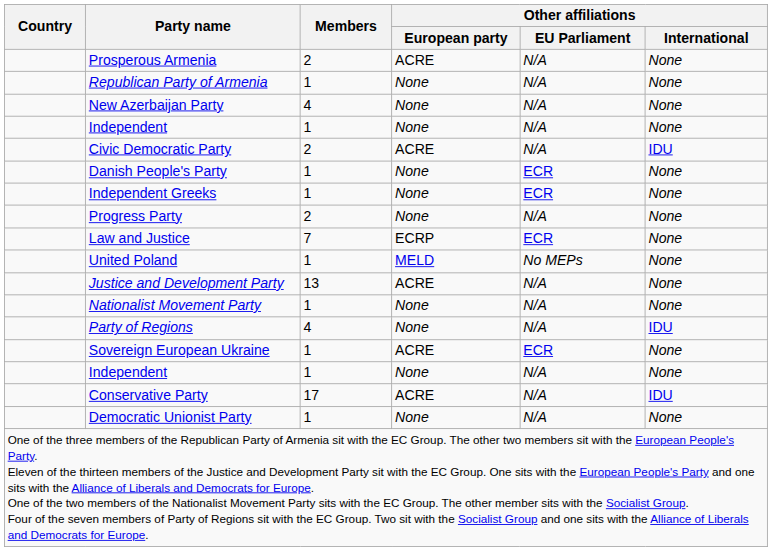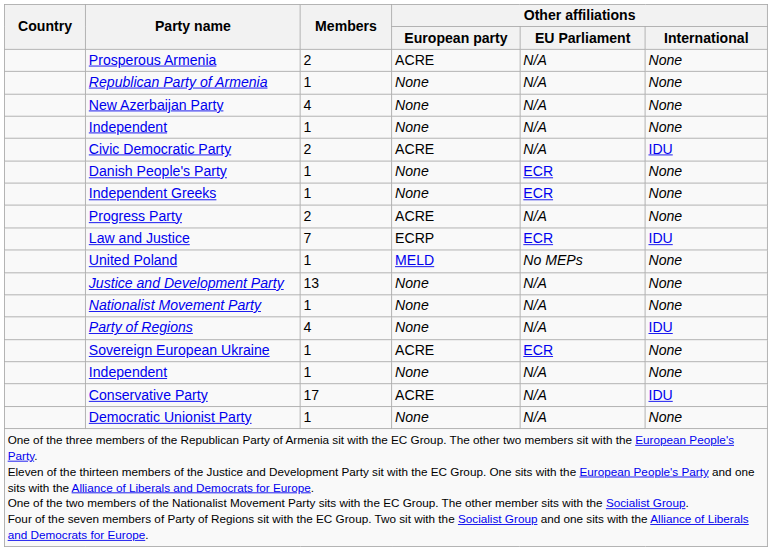(412, 216) None -> (415, 216) ACRE
(665, 238) None -> (661, 238) IDU
(415, 283) ACRE -> (412, 283) None
